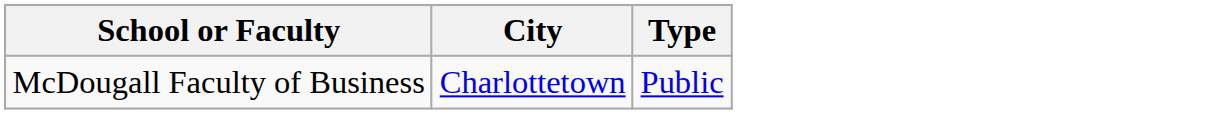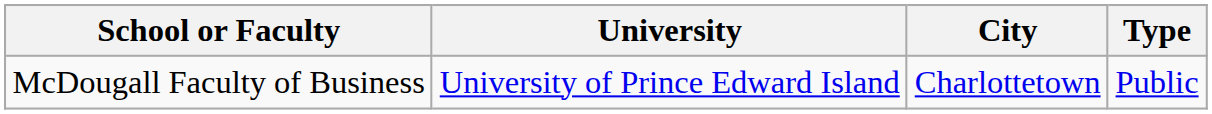+ column: (670, 30)
